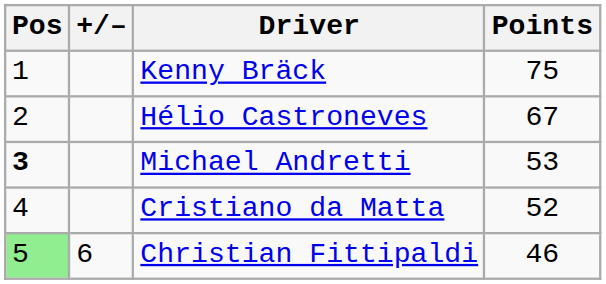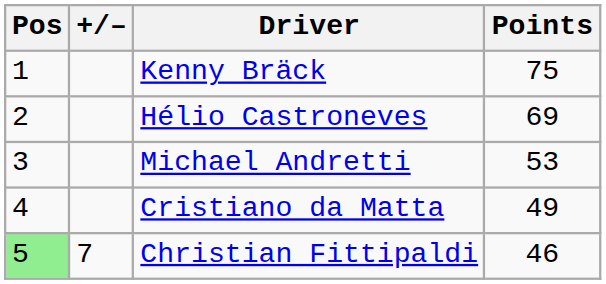(542, 119) 67 -> (542, 119) 69
(20, 165) bold -> (20, 165) normal
(542, 210) 52 -> (542, 210) 49
(85, 255) 6 -> (85, 255) 7
